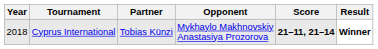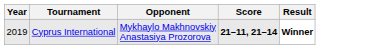- column: (146, 12)
(17, 32) 2018 -> (17, 32) 2019
